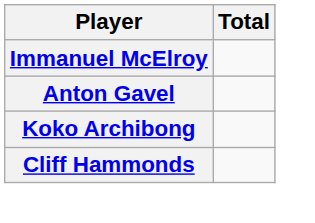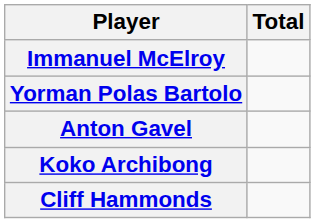+ row: (126, 93)
